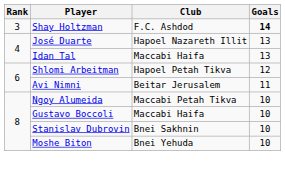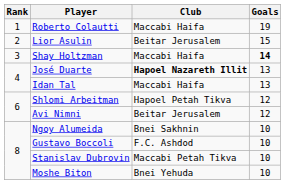+ row: (76, 26)
+ row: (62, 41)
(164, 26) F.C. Ashdod -> (169, 56) Maccabi Haifa
(191, 41) normal -> (191, 70) bold
(265, 85) 11 -> (265, 114) 12
(185, 99) Maccabi Petah Tikva -> (166, 129) Bnei Sakhnin
(169, 114) Maccabi Haifa -> (164, 143) F.C. Ashdod
(166, 129) Bnei Sakhnin -> (185, 158) Maccabi Petah Tikva
